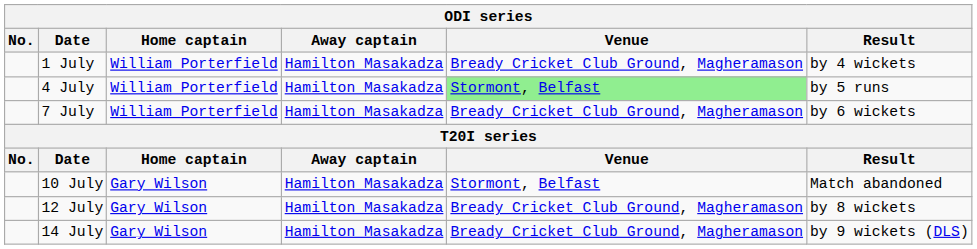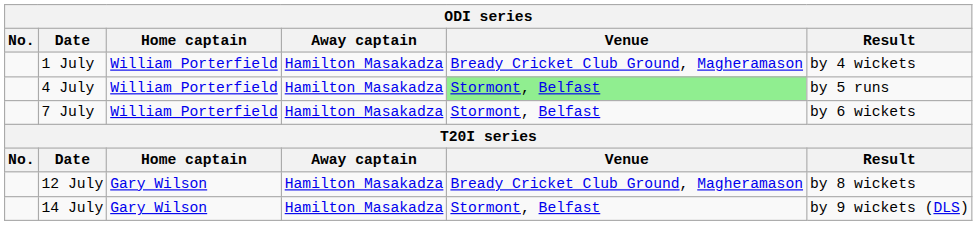(627, 112) Bready Cricket Club Ground, Magheramason -> (525, 112) Stormont, Belfast
- row: (72, 184)
(627, 232) Bready Cricket Club Ground, Magheramason -> (525, 208) Stormont, Belfast
